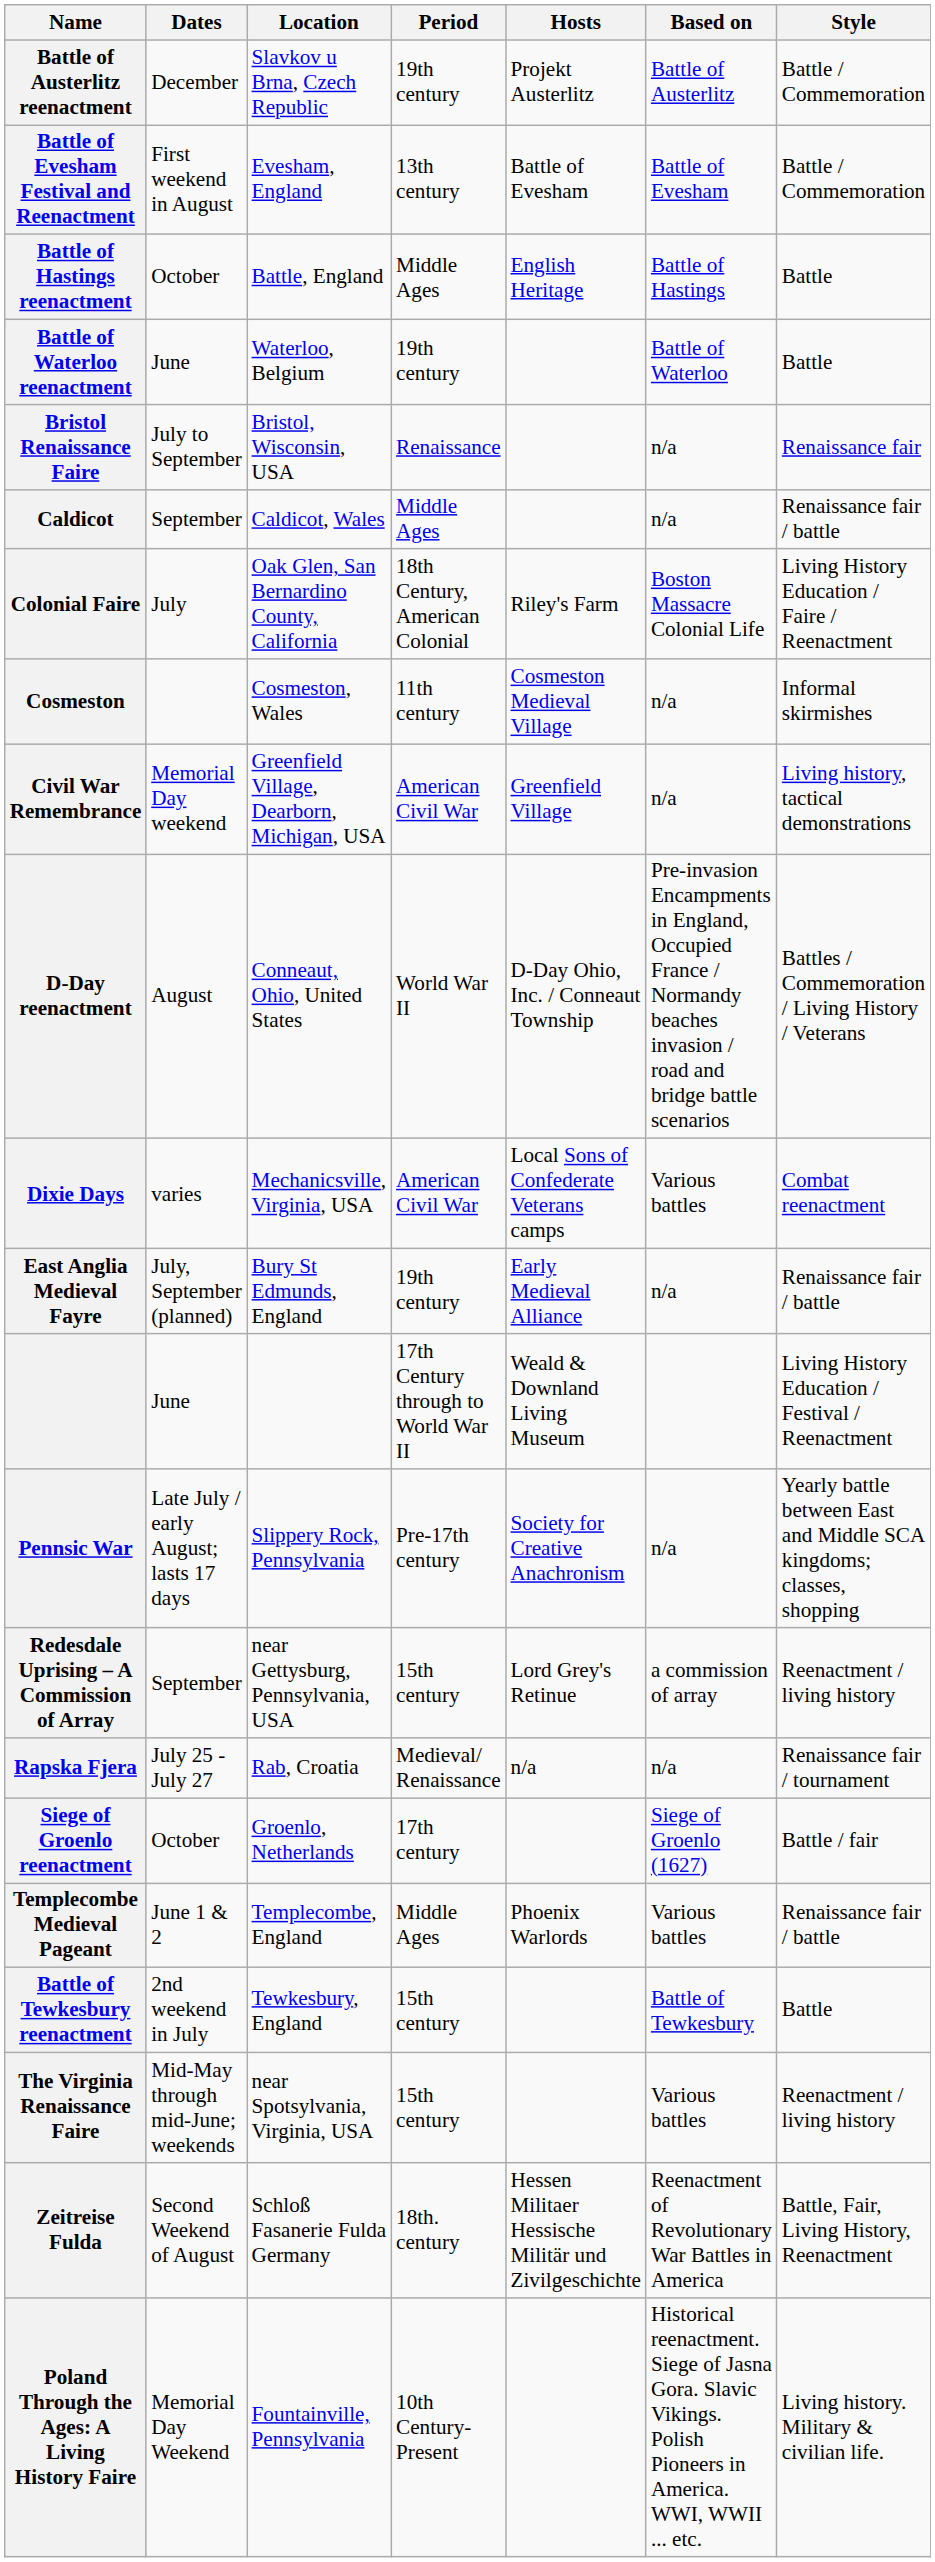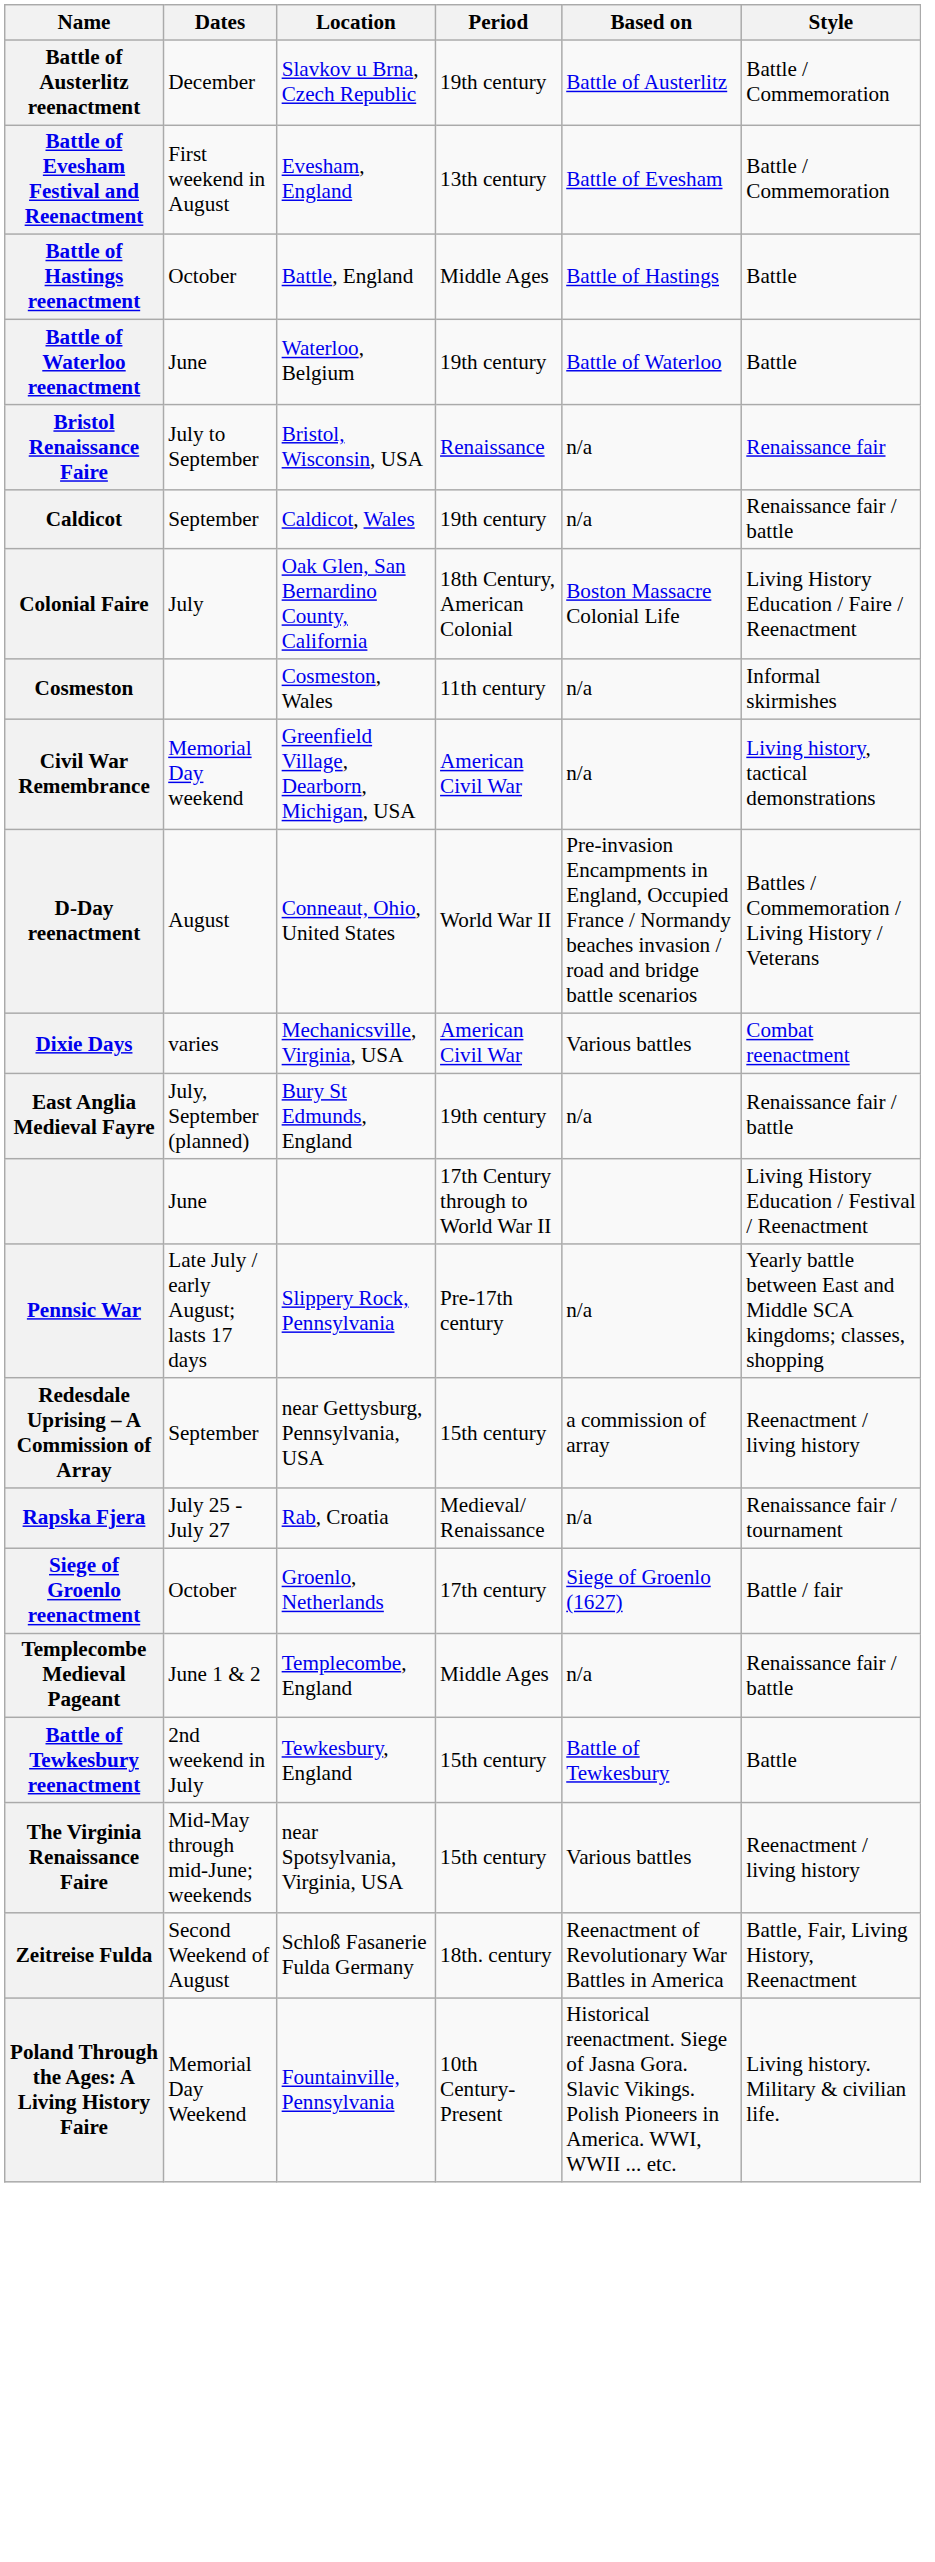- column: (576, 22)
(427, 519) Middle Ages -> (493, 519) 19th century
(683, 1925) Various battles -> (579, 1675) n/a
